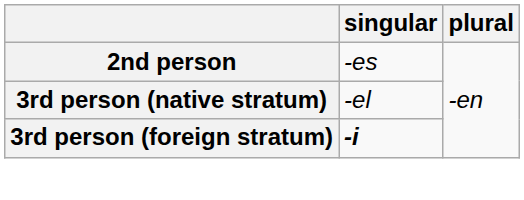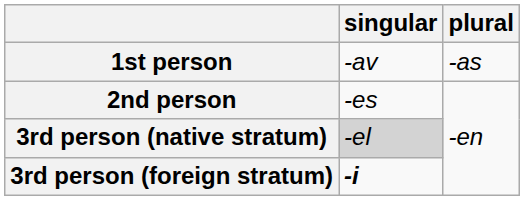+ row: (172, 61)
(357, 99) no background -> (357, 137) lightgrey background
